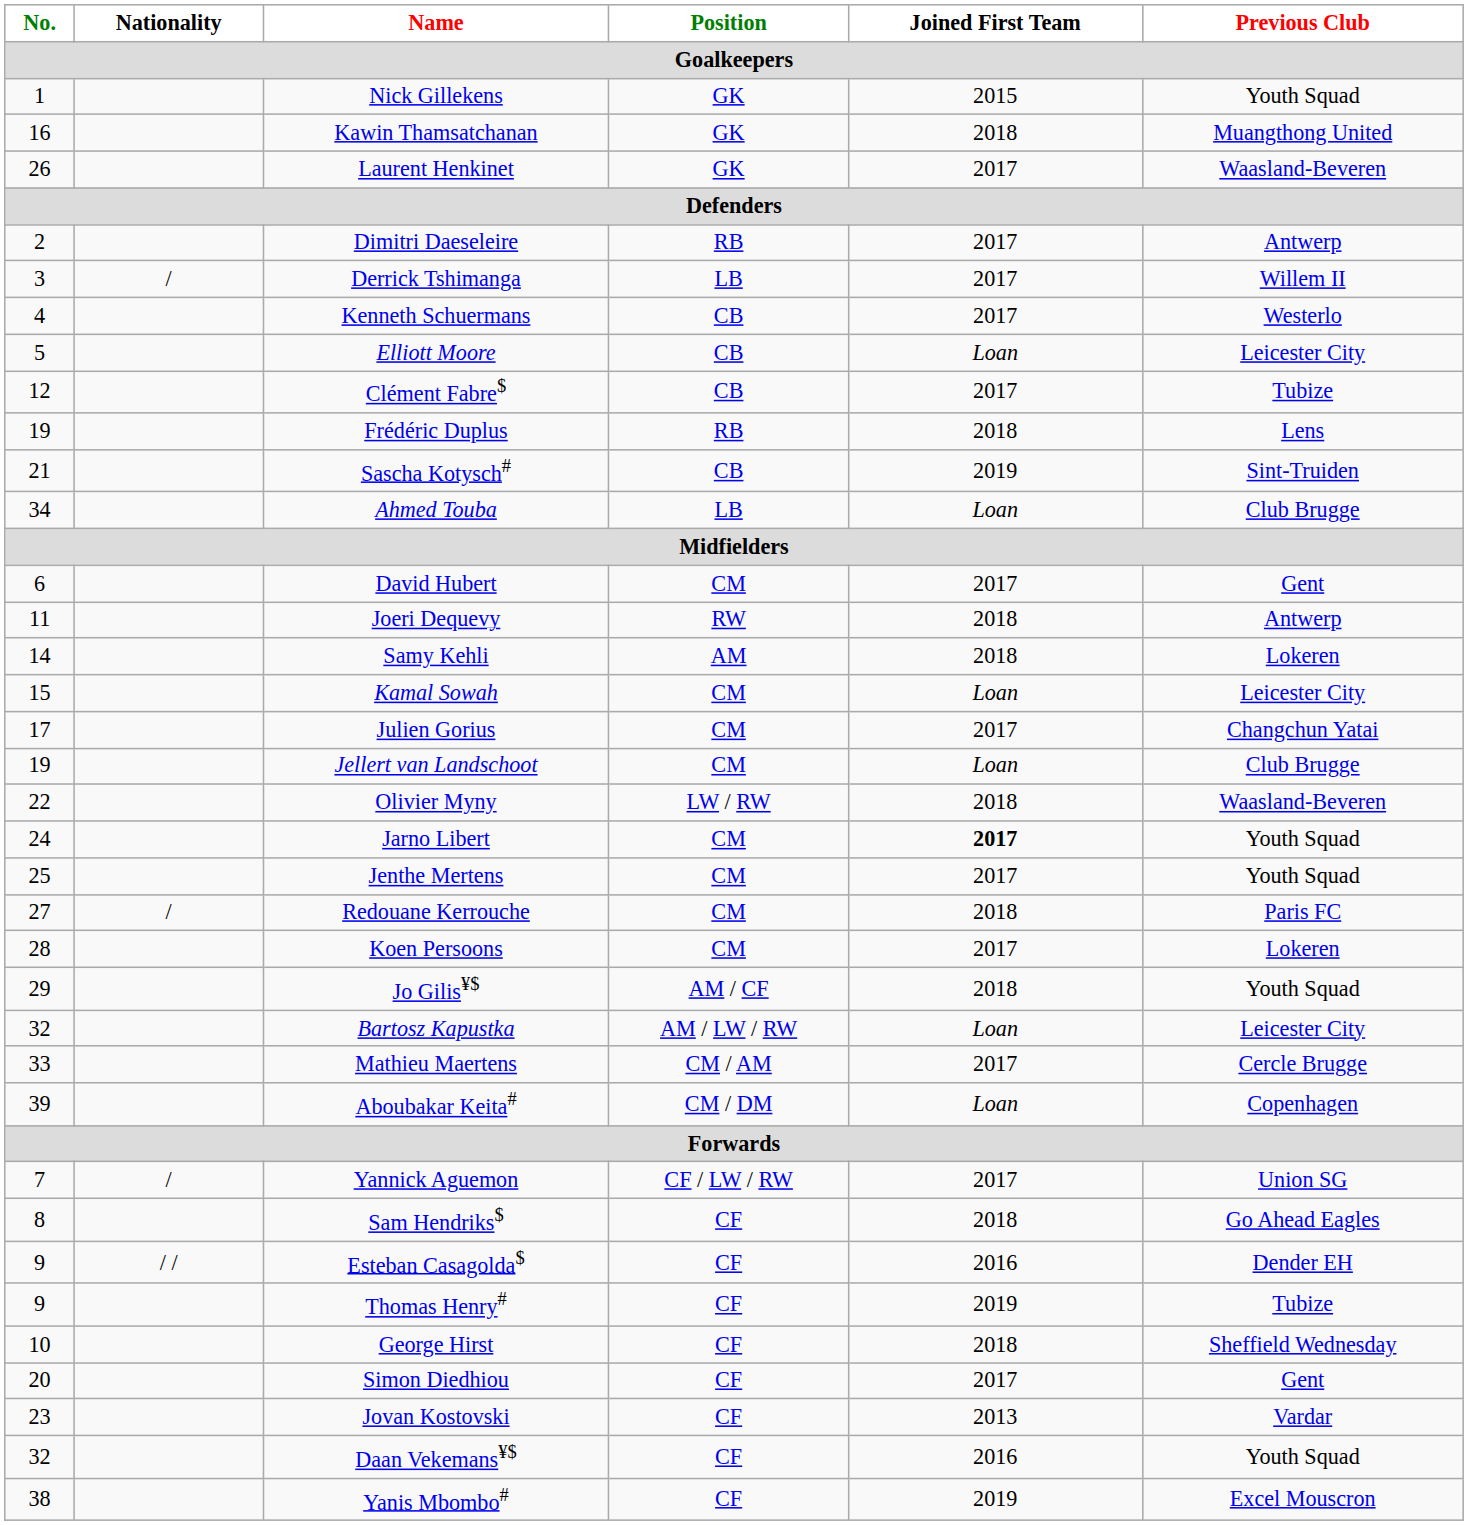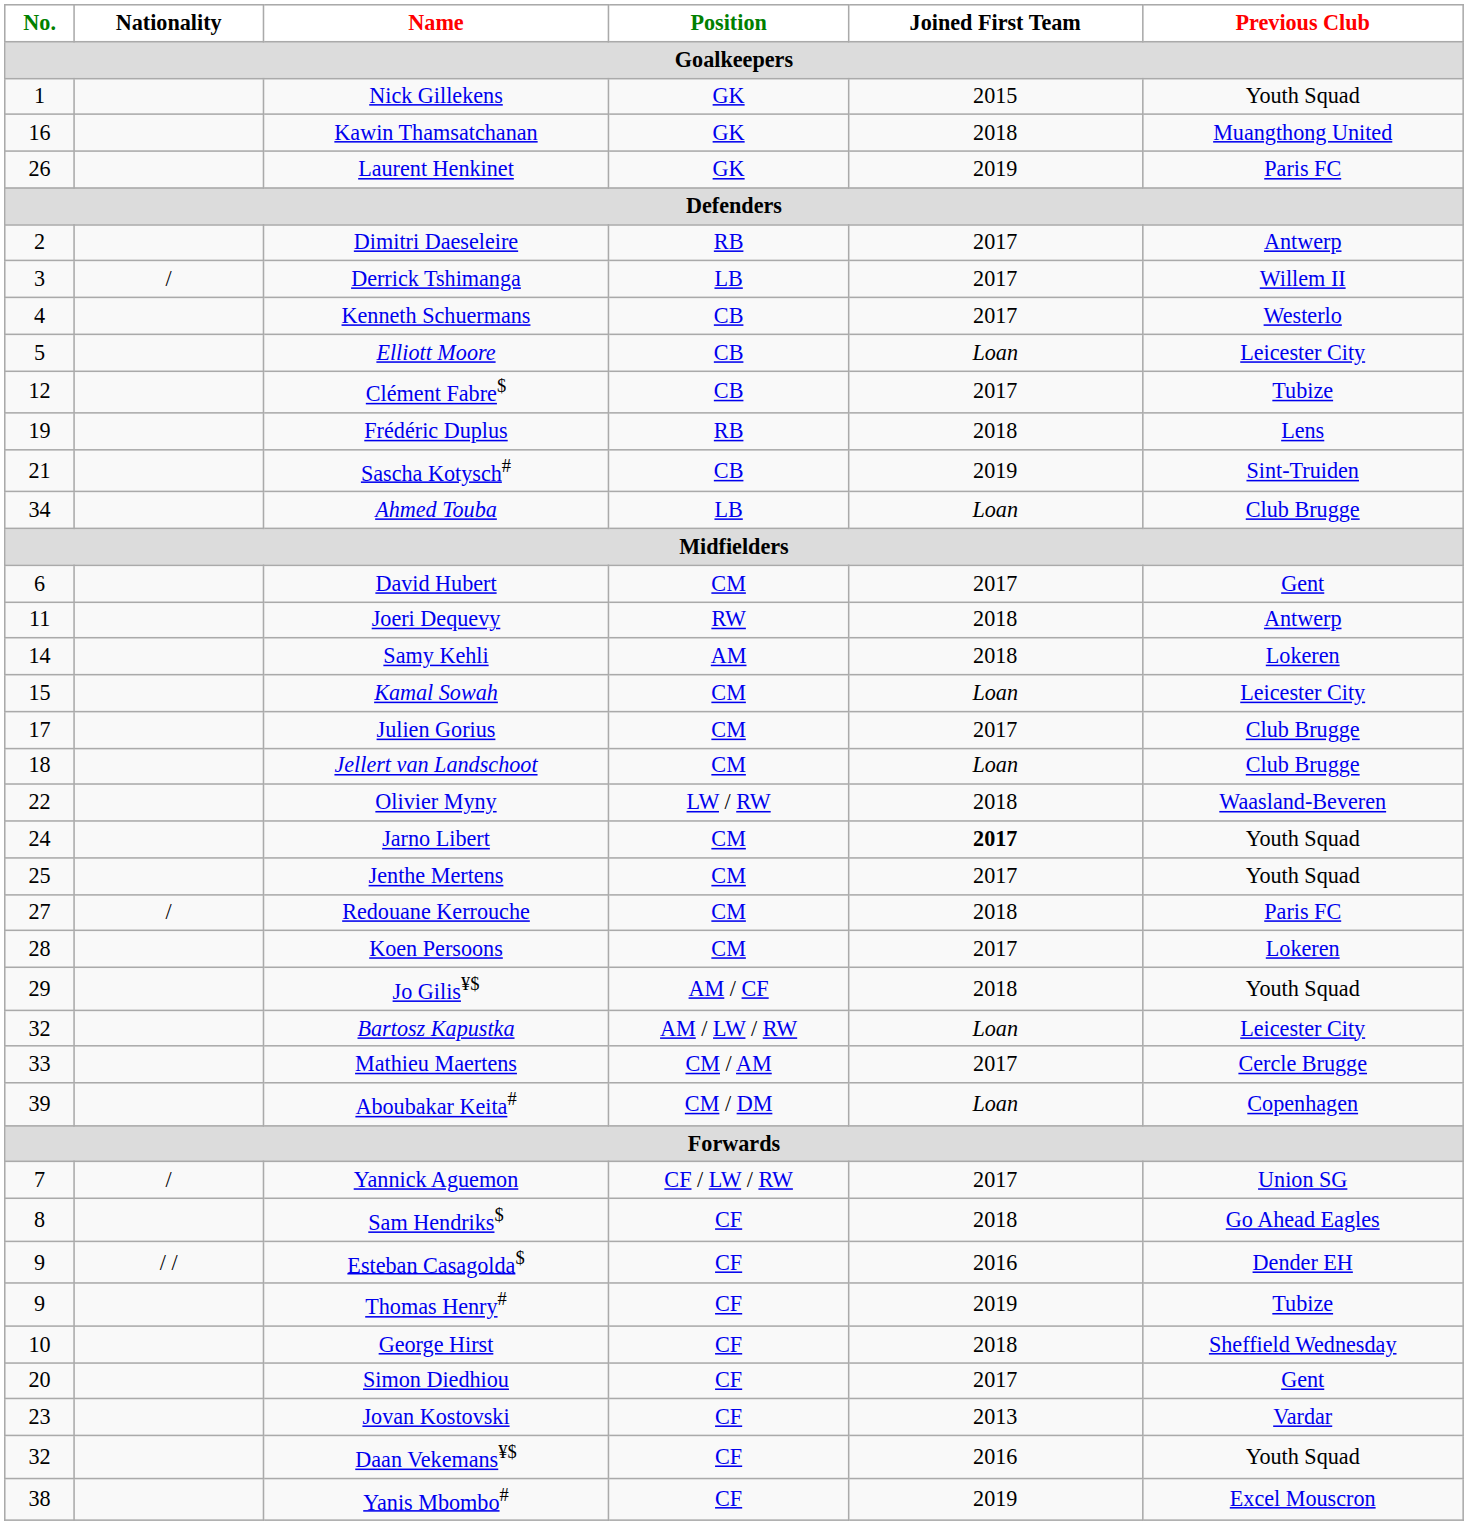(995, 169) 2017 -> (995, 169) 2019
(1303, 169) Waasland-Beveren -> (1303, 169) Paris FC
(1303, 729) Changchun Yatai -> (1303, 729) Club Brugge
(40, 766) 19 -> (40, 766) 18
